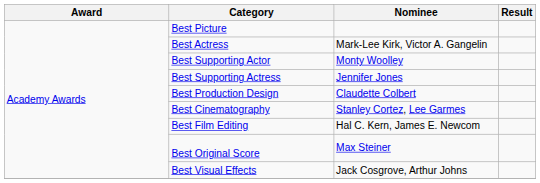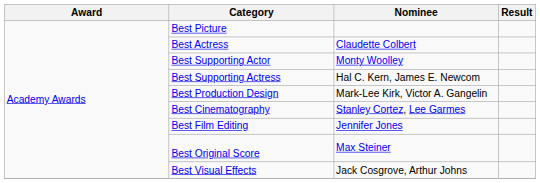(412, 45) Mark-Lee Kirk, Victor A. Gangelin -> (376, 45) Claudette Colbert
(369, 77) Jennifer Jones -> (408, 77) Hal C. Kern, James E. Newcom
(376, 93) Claudette Colbert -> (412, 93) Mark-Lee Kirk, Victor A. Gangelin
(408, 126) Hal C. Kern, James E. Newcom -> (369, 126) Jennifer Jones
